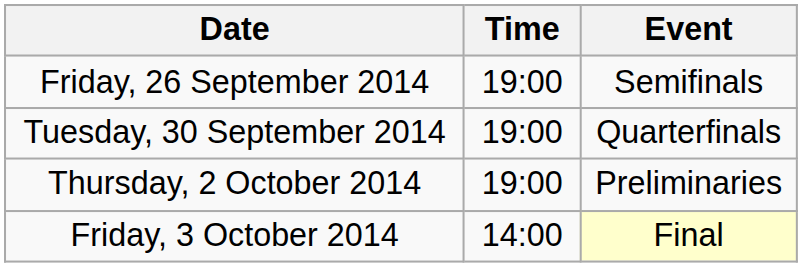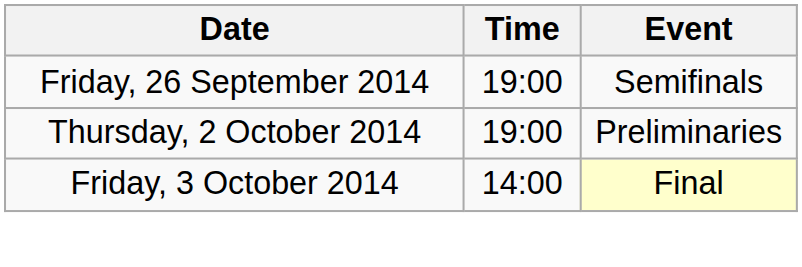- row: (235, 132)
